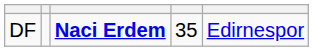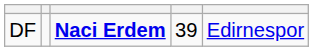(186, 29) 35 -> (186, 29) 39
